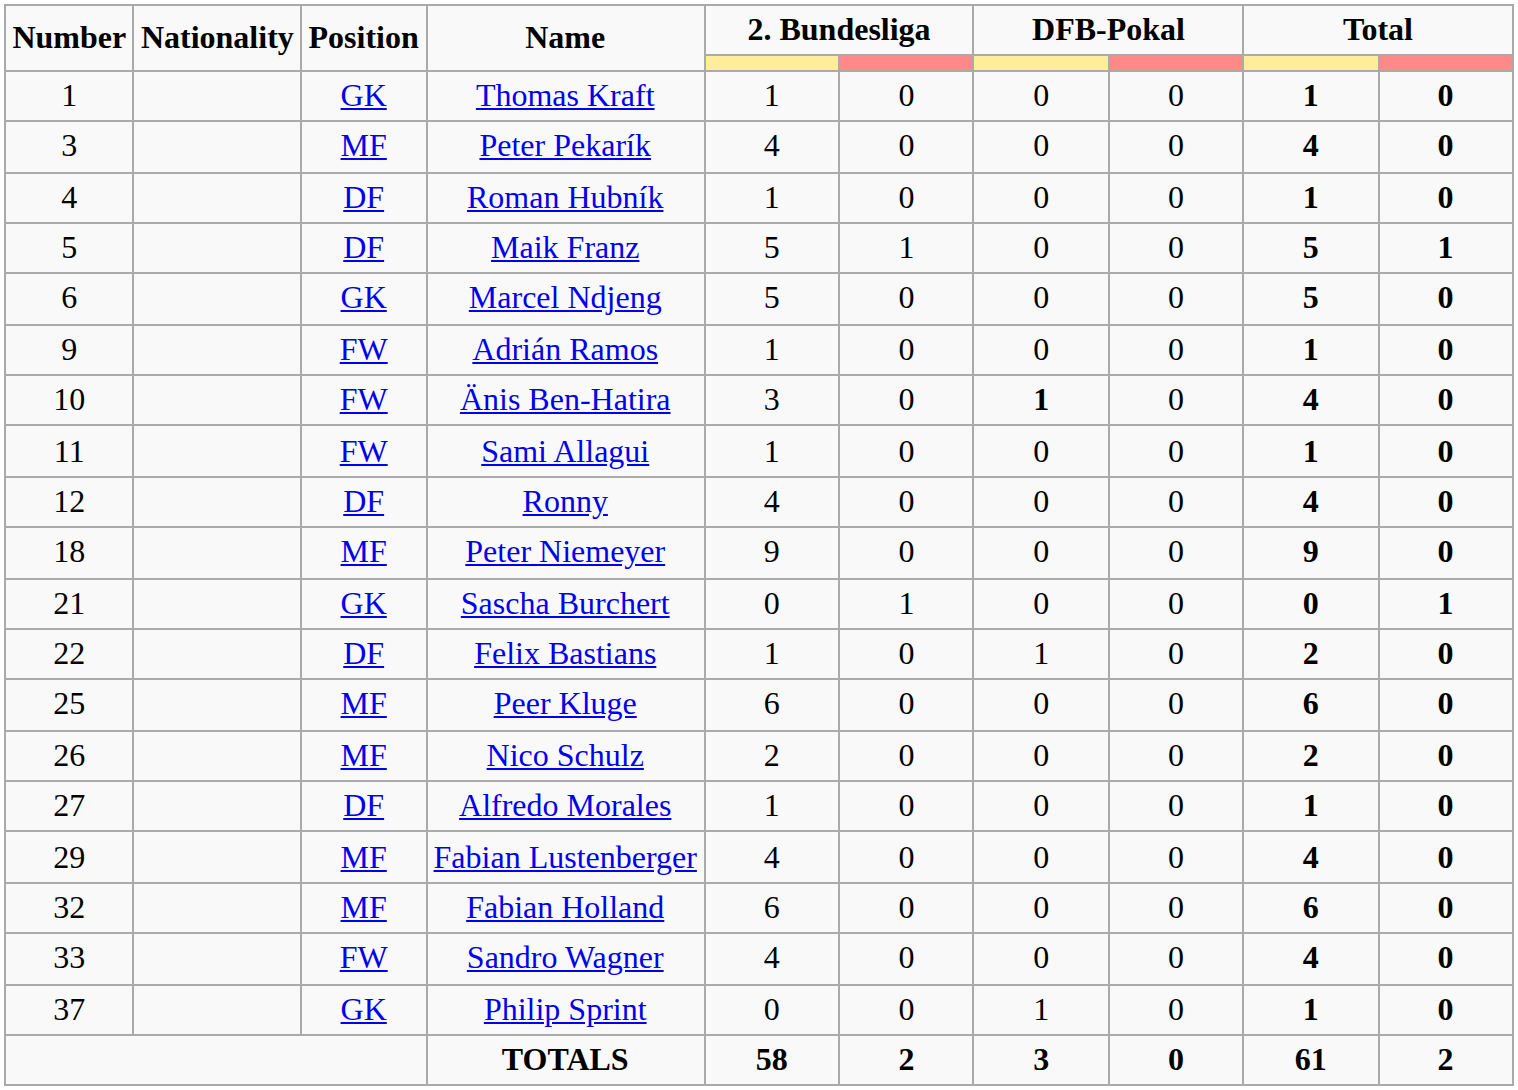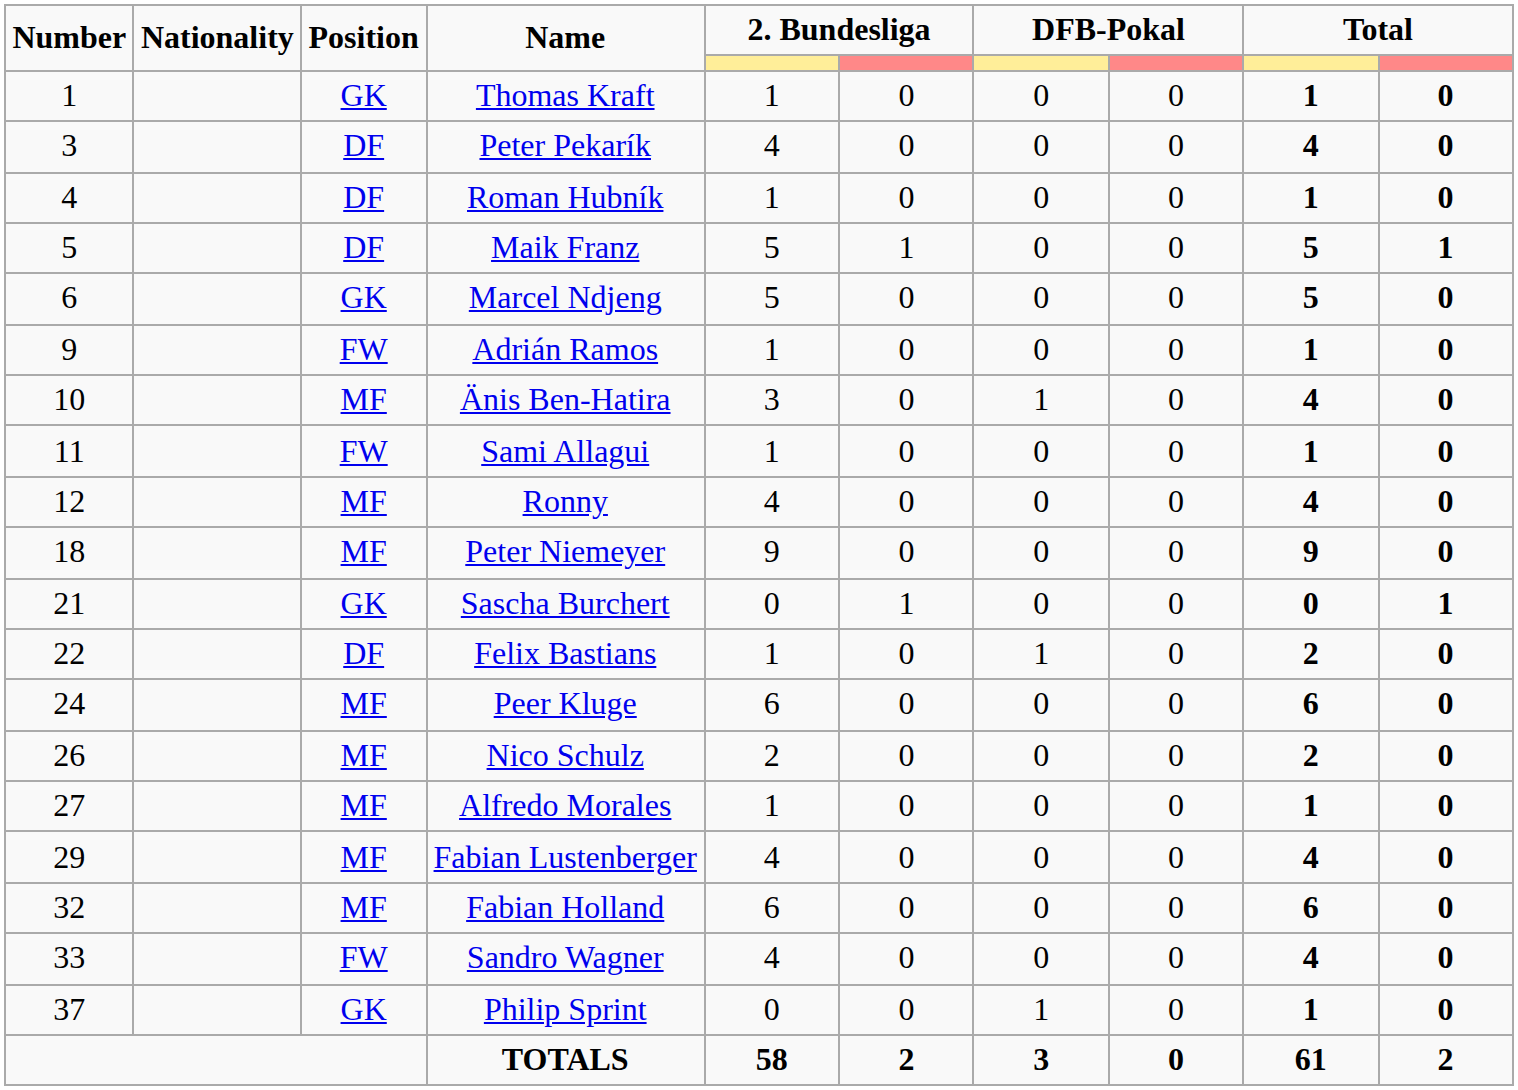(364, 146) MF -> (364, 146) DF
(364, 399) FW -> (364, 399) MF
(1041, 399) bold -> (1041, 399) normal
(364, 501) DF -> (364, 501) MF
(69, 704) 25 -> (69, 704) 24
(364, 805) DF -> (364, 805) MF
